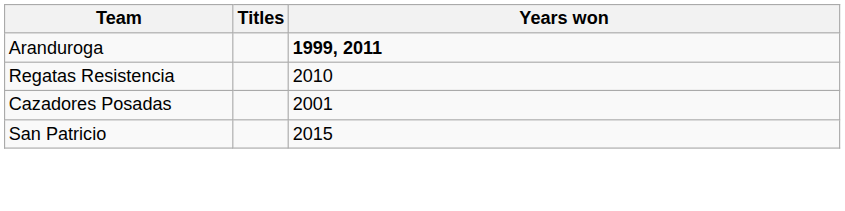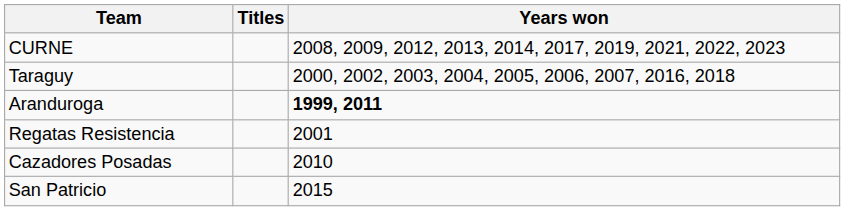+ row: (41, 47)
+ row: (41, 76)
(313, 76) 2010 -> (313, 133) 2001
(313, 104) 2001 -> (313, 162) 2010
